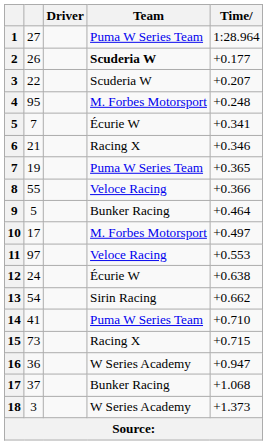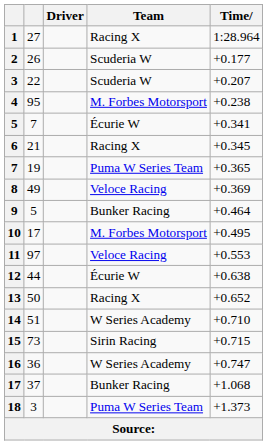(147, 36) Puma W Series Team -> (115, 36) Racing X
(123, 58) bold -> (121, 58) normal
(232, 102) +0.248 -> (232, 102) +0.238
(232, 145) +0.346 -> (232, 145) +0.345
(34, 189) 55 -> (34, 189) 49
(232, 189) +0.366 -> (232, 189) +0.369
(232, 232) +0.497 -> (232, 232) +0.495
(34, 276) 24 -> (34, 276) 44
(34, 297) 54 -> (34, 297) 50
(123, 297) Sirin Racing -> (115, 297) Racing X
(232, 297) +0.662 -> (232, 297) +0.652
(34, 319) 41 -> (34, 319) 51
(147, 319) Puma W Series Team -> (140, 319) W Series Academy
(115, 341) Racing X -> (123, 341) Sirin Racing
(232, 363) +0.947 -> (232, 363) +0.747
(140, 406) W Series Academy -> (147, 406) Puma W Series Team
